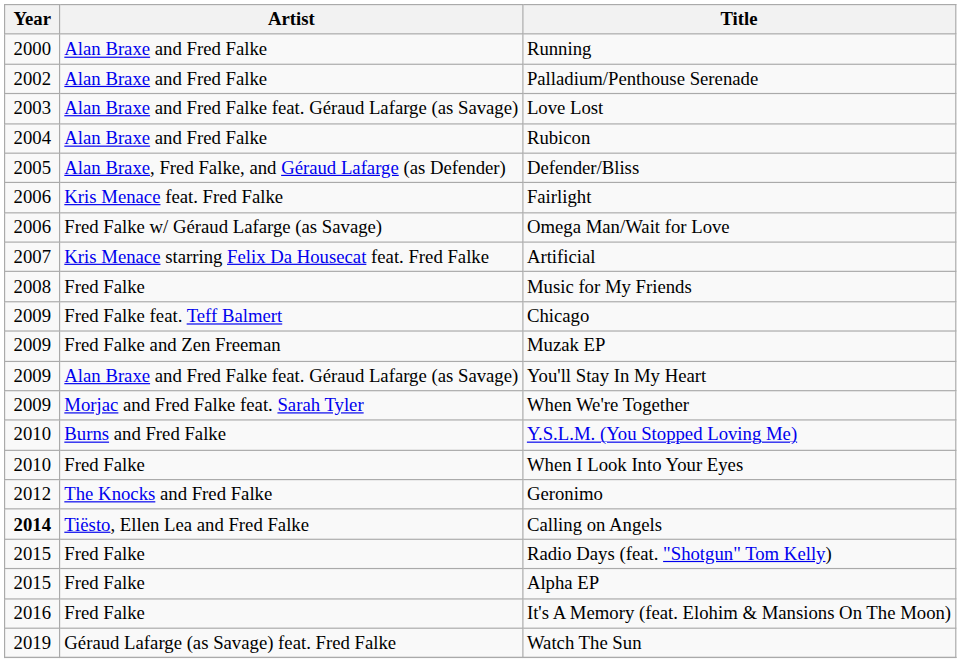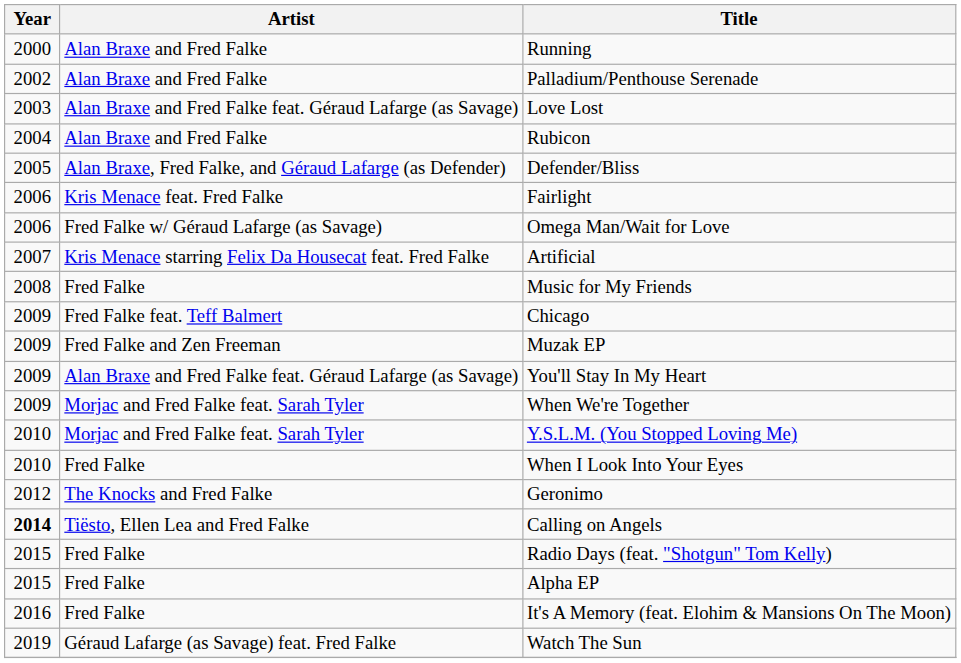(145, 434) Burns and Fred Falke -> (214, 434) Morjac and Fred Falke feat. Sarah Tyler
